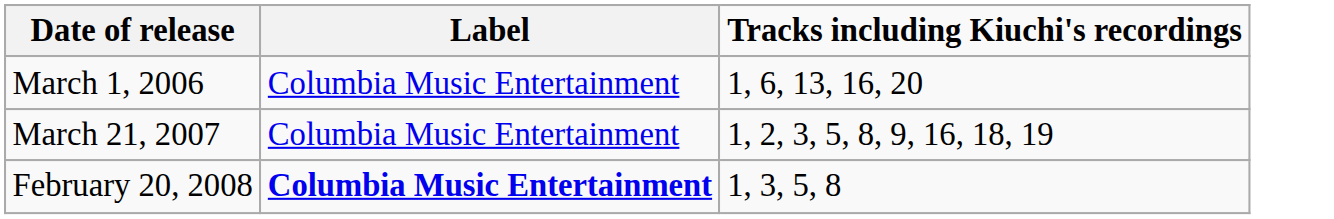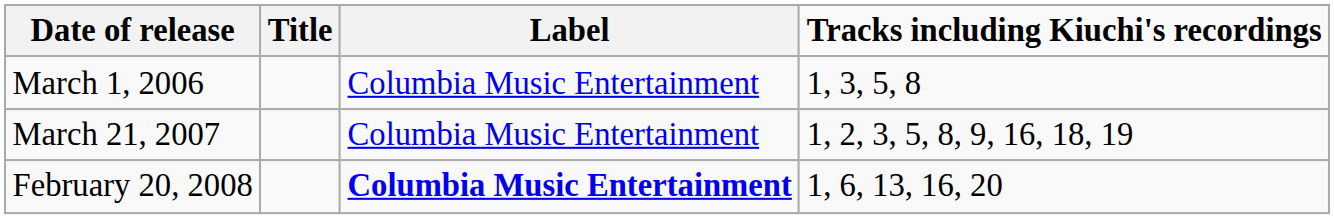+ column: (300, 30)
(825, 82) 1, 6, 13, 16, 20 -> (864, 82) 1, 3, 5, 8
(784, 185) 1, 3, 5, 8 -> (905, 185) 1, 6, 13, 16, 20
